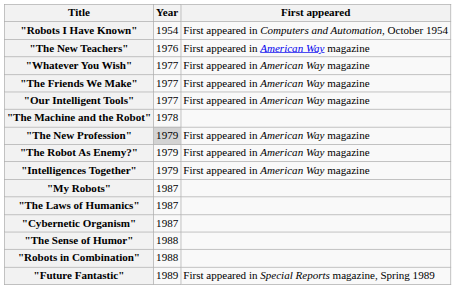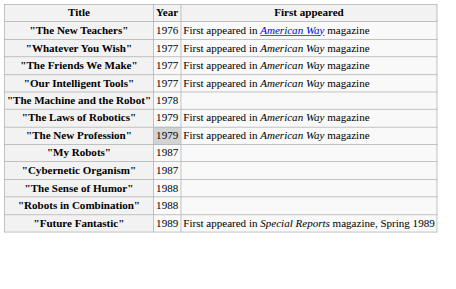- row: (79, 30)
+ row: (79, 118)
- row: (79, 153)
- row: (79, 170)
- row: (79, 205)
